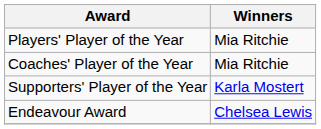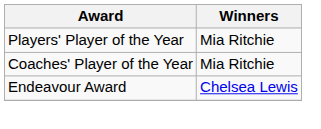- row: (108, 87)
